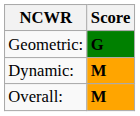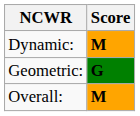rows swapped: (46, 44) <-> (41, 70)
